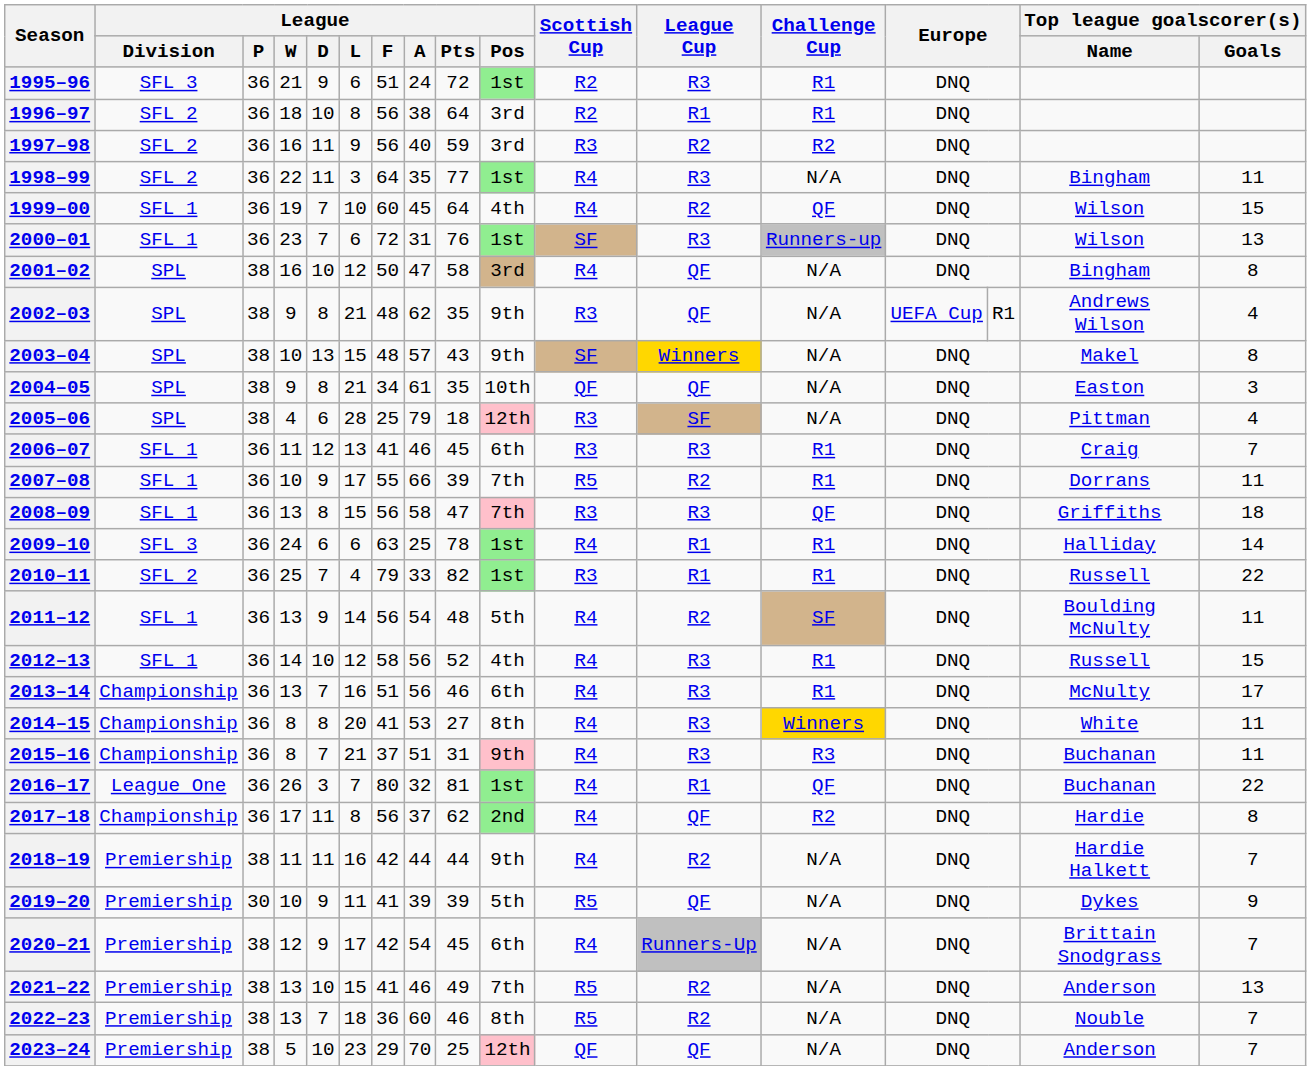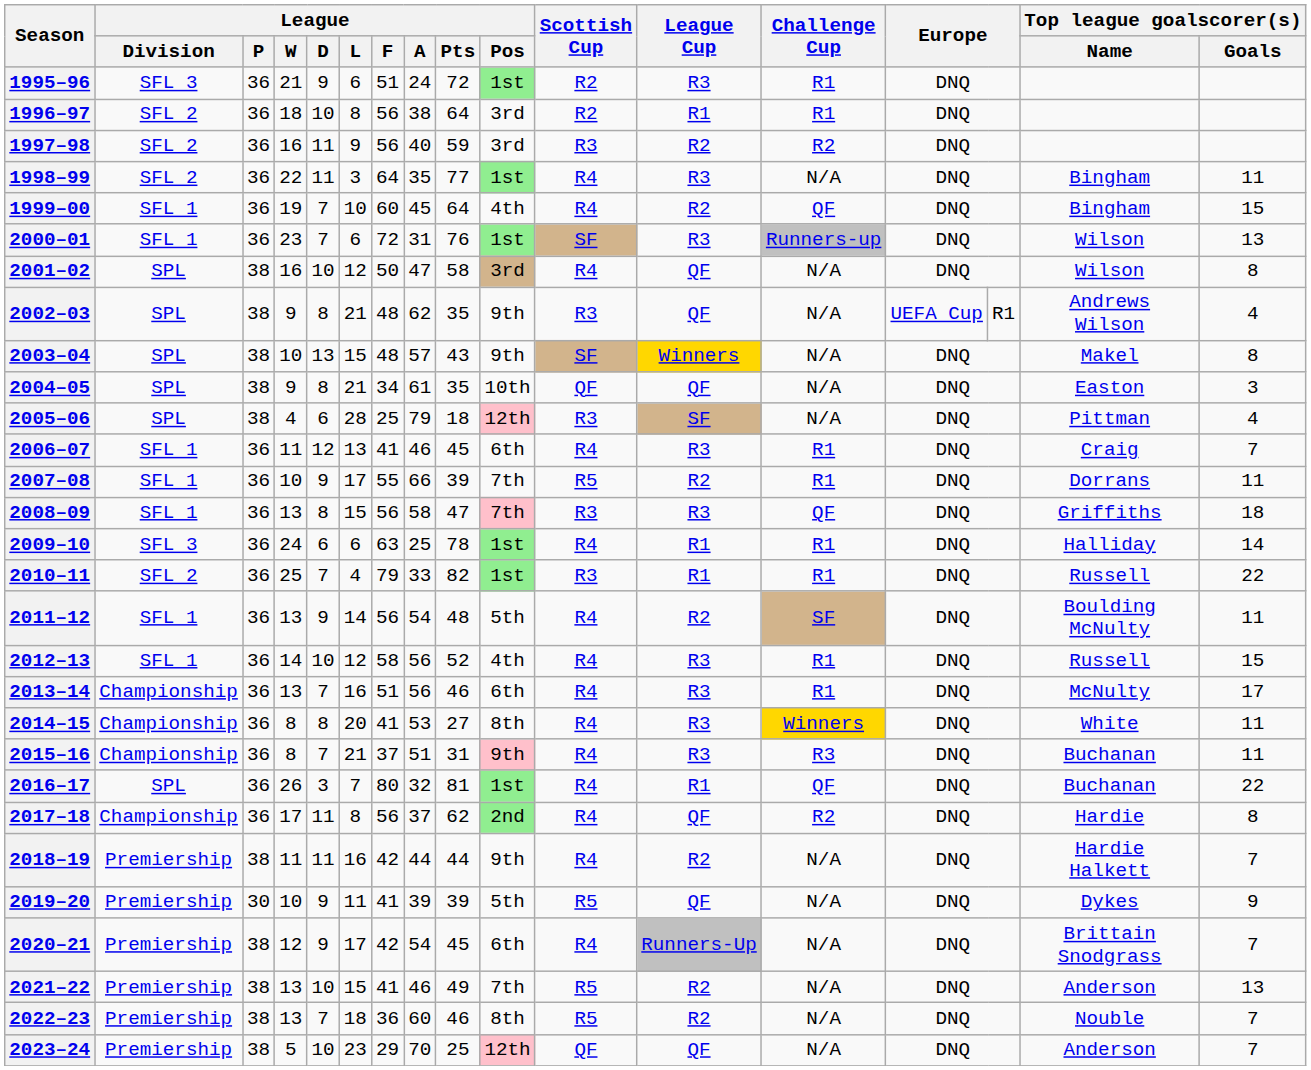(1110, 209) Wilson -> (1110, 209) Bingham
(1110, 271) Bingham -> (1110, 271) Wilson
(586, 450) R3 -> (586, 450) R4
(169, 786) League One -> (169, 786) SPL
